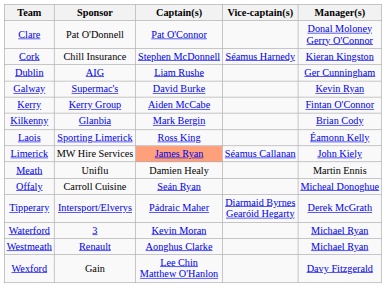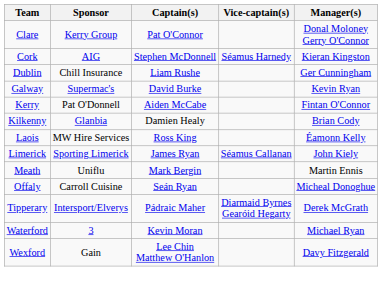(95, 34) Pat O'Donnell -> (91, 34) Kerry Group
(95, 56) Chill Insurance -> (91, 56) AIG
(95, 72) AIG -> (91, 72) Chill Insurance
(95, 105) Kerry Group -> (91, 105) Pat O'Donnell
(179, 121) Mark Bergin -> (175, 121) Damien Healy
(95, 137) Sporting Limerick -> (91, 137) MW Hire Services
(95, 154) MW Hire Services -> (91, 154) Sporting Limerick
(179, 154) lightsalmon background -> (175, 154) no background
(179, 170) Damien Healy -> (175, 170) Mark Bergin
- row: (29, 246)
